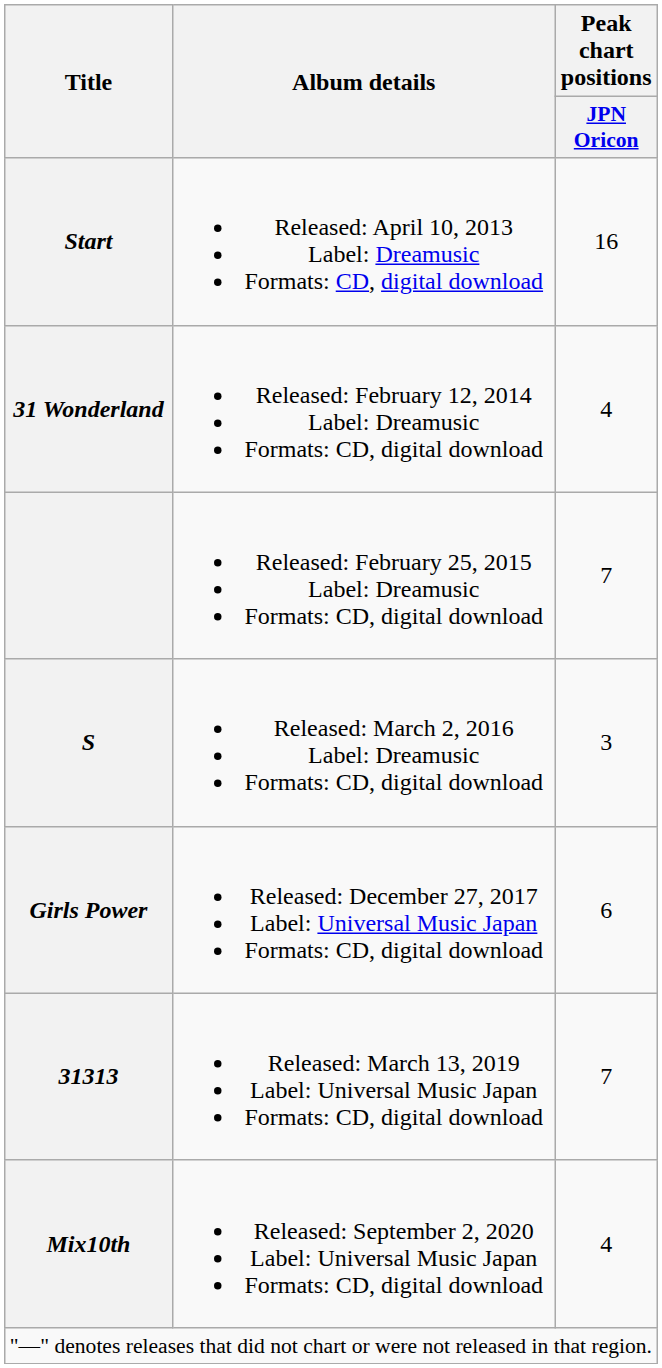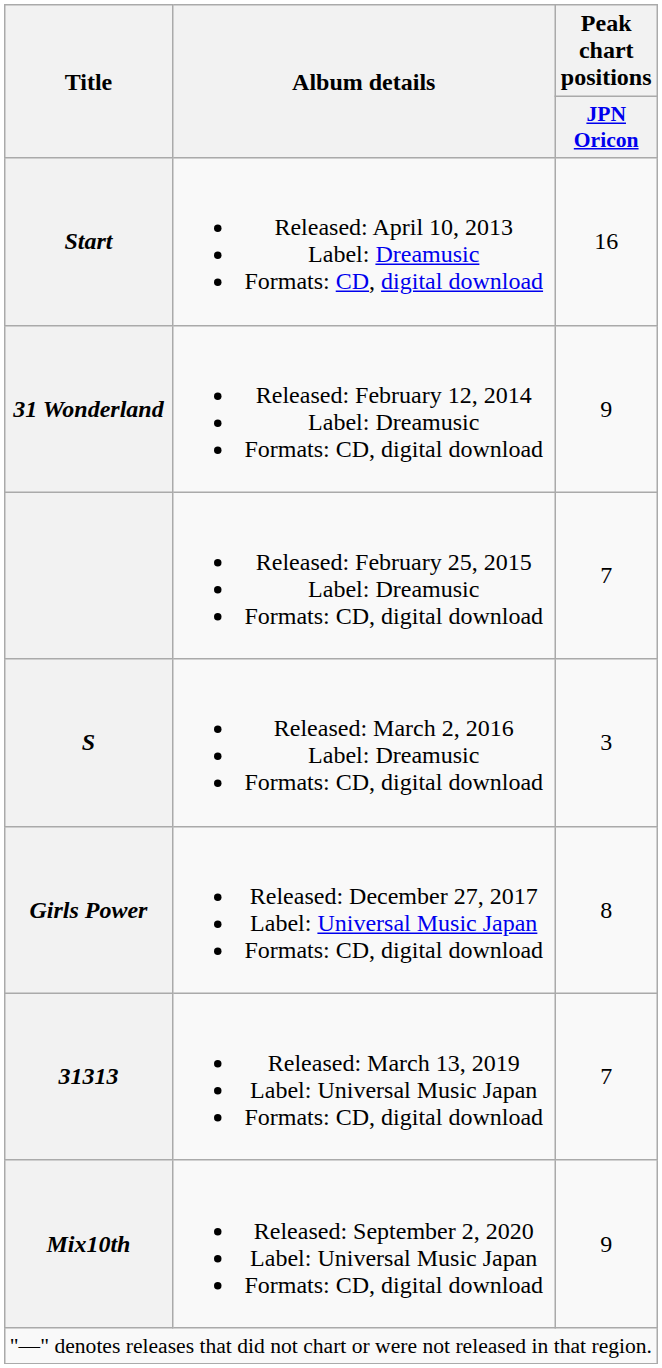(606, 408) 4 -> (606, 408) 9
(606, 909) 6 -> (606, 909) 8
(606, 1243) 4 -> (606, 1243) 9
